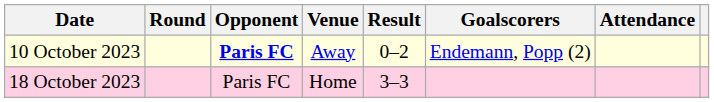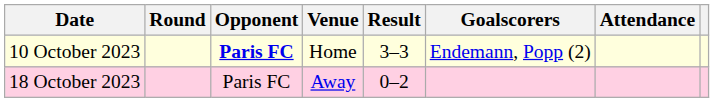(333, 50) Away -> (333, 50) Home
(394, 50) 0–2 -> (394, 50) 3–3
(333, 81) Home -> (333, 81) Away
(394, 81) 3–3 -> (394, 81) 0–2
